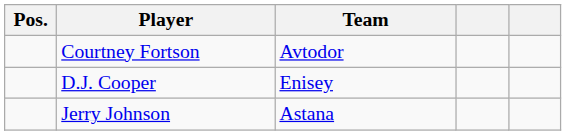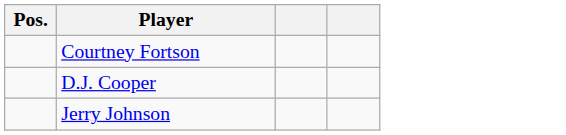- column: (366, 20)
